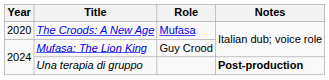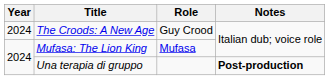(19, 30) 2020 -> (19, 30) 2024
(178, 30) Mufasa -> (186, 30) Guy Crood
(186, 48) Guy Crood -> (178, 48) Mufasa
